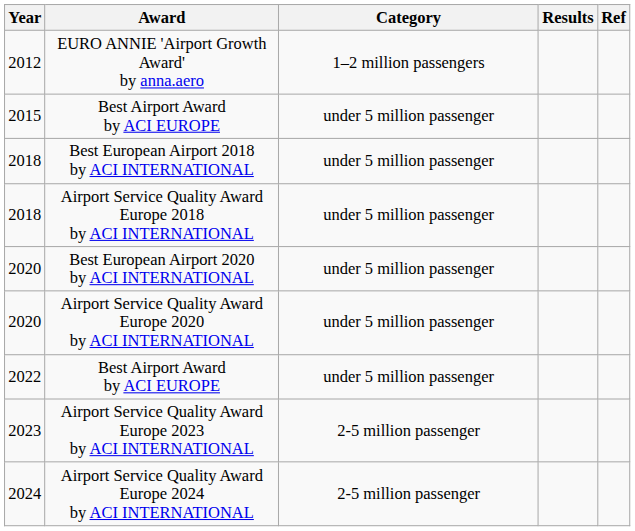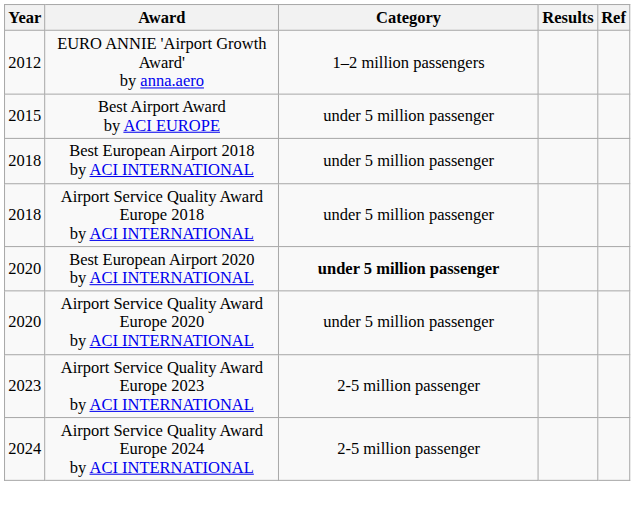(409, 268) normal -> (409, 268) bold
- row: (25, 376)
